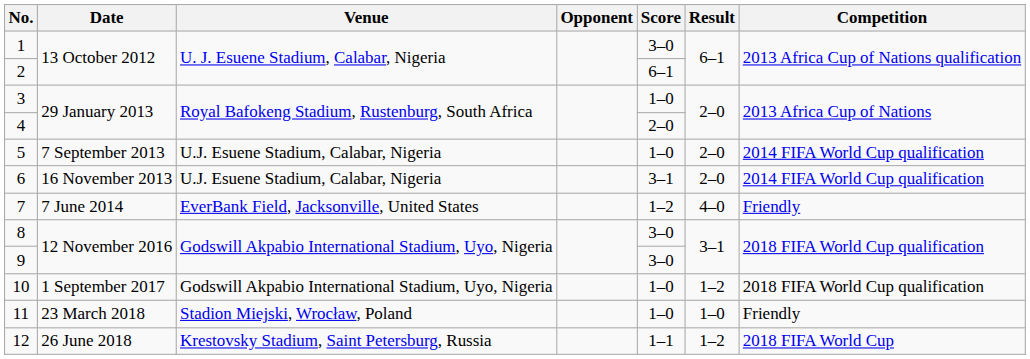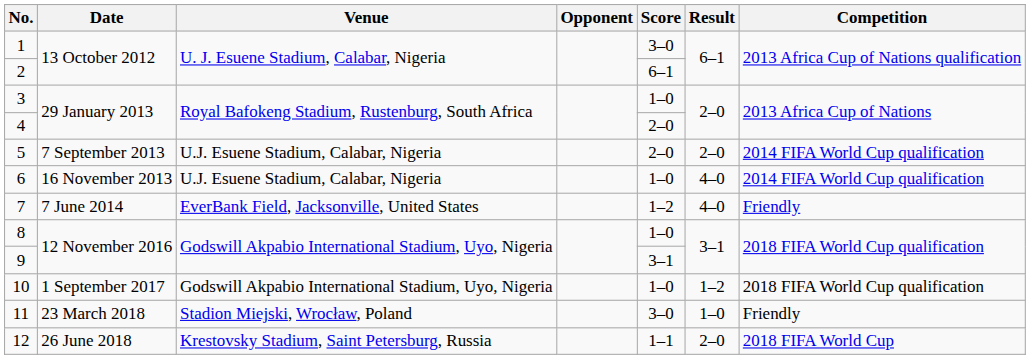(661, 152) 1–0 -> (661, 152) 2–0
(661, 179) 3–1 -> (661, 179) 1–0
(712, 179) 2–0 -> (712, 179) 4–0
(661, 233) 3–0 -> (661, 233) 1–0
(661, 260) 3–0 -> (661, 260) 3–1
(661, 313) 1–0 -> (661, 313) 3–0
(712, 340) 1–2 -> (712, 340) 2–0
